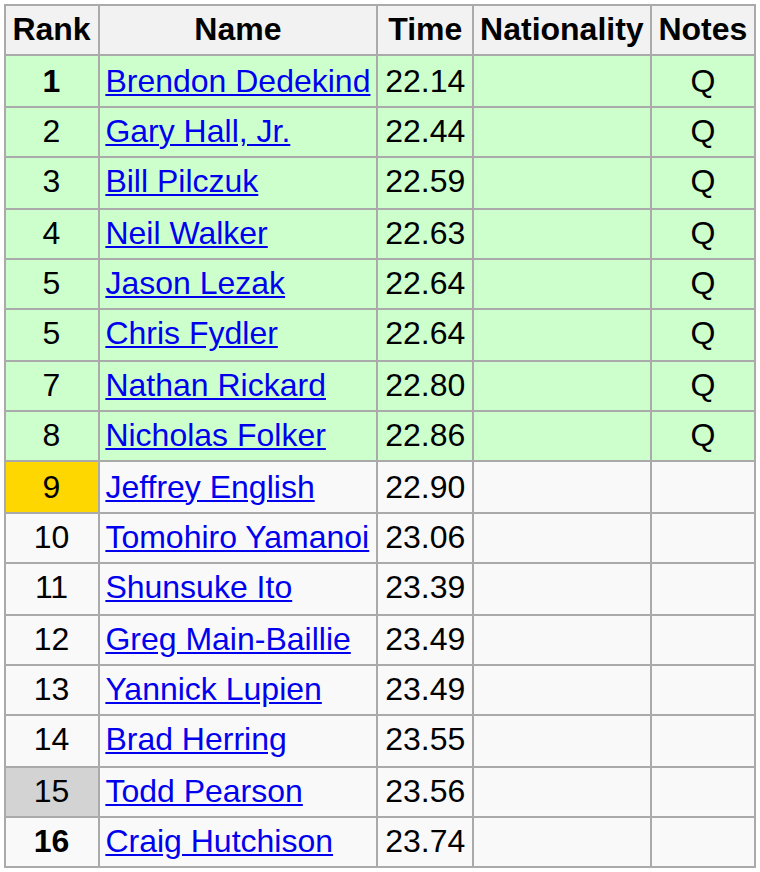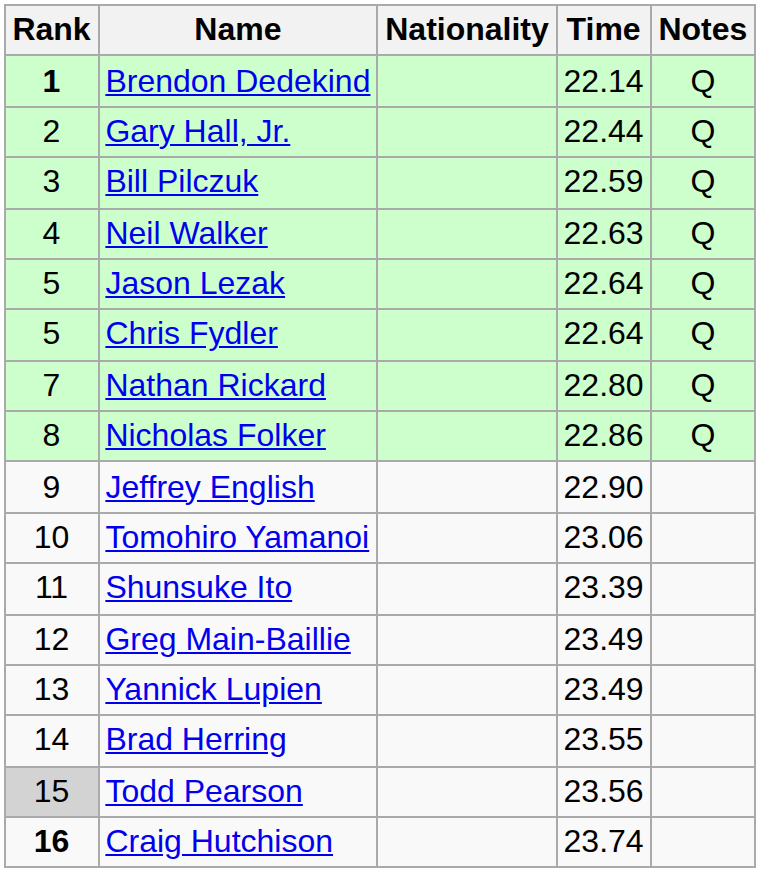columns swapped: (562, 29) <-> (425, 29)
(52, 486) gold background -> (52, 486) no background
